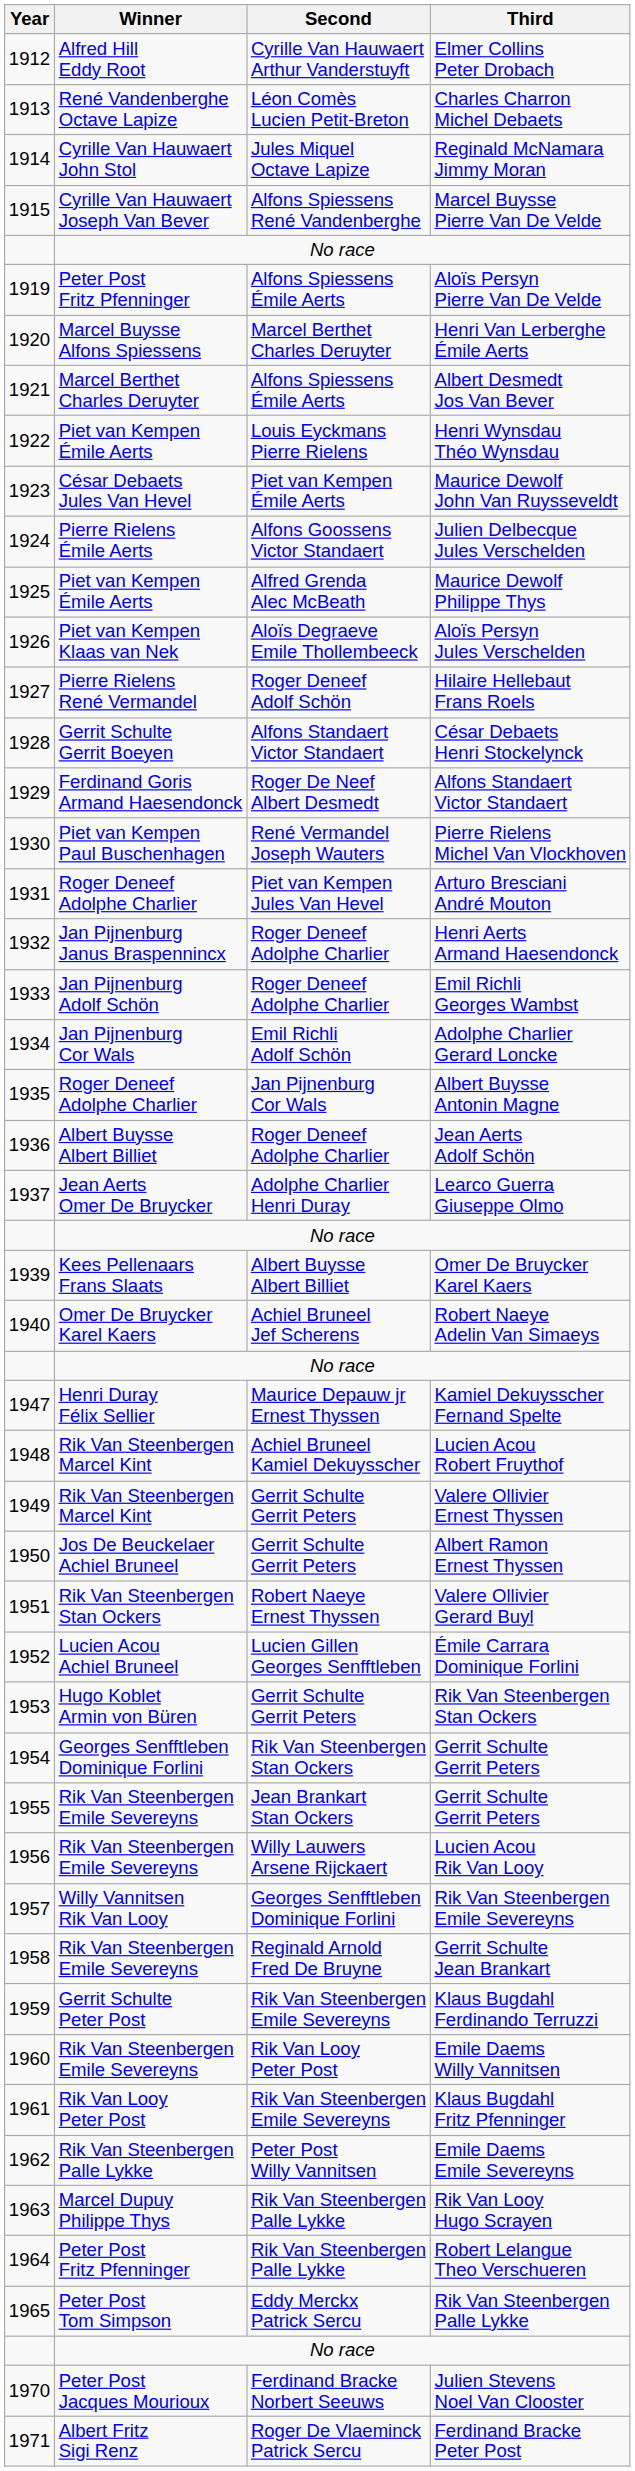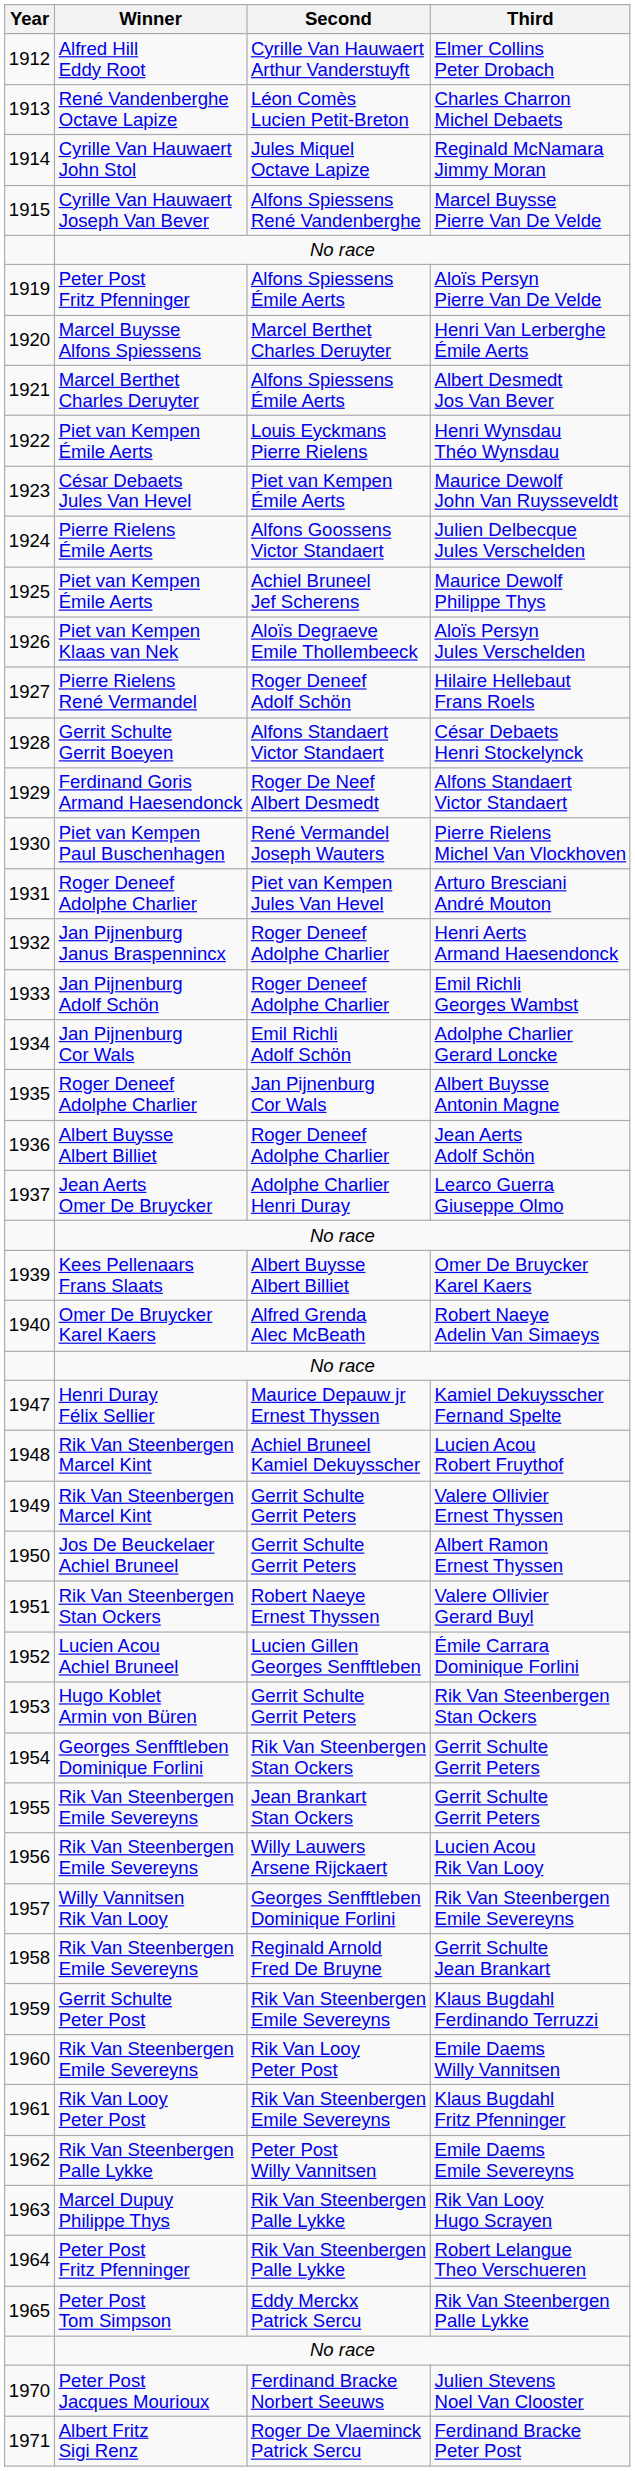(309, 591) Alfred Grenda Alec McBeath -> (311, 591) Achiel Bruneel Jef Scherens
(311, 1325) Achiel Bruneel Jef Scherens -> (309, 1325) Alfred Grenda Alec McBeath
